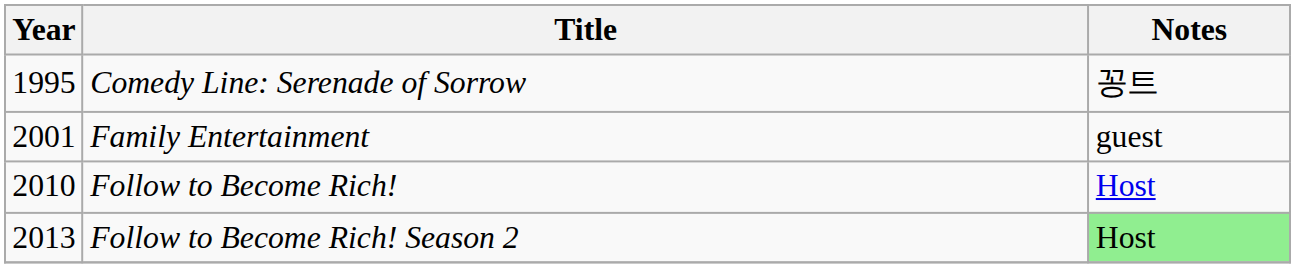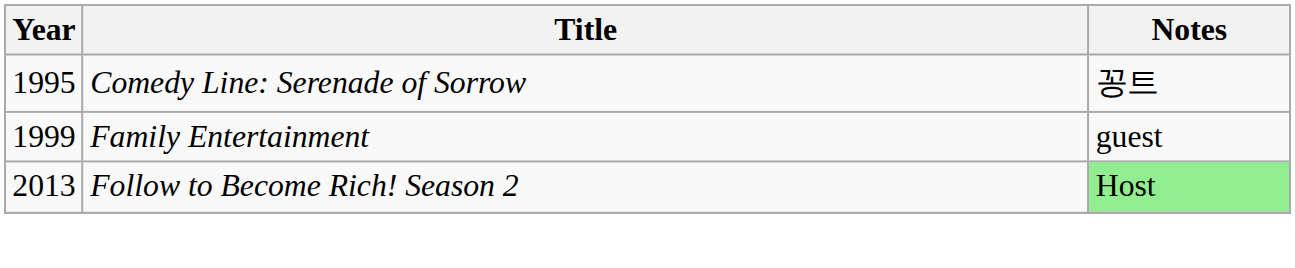(44, 136) 2001 -> (44, 136) 1999
- row: (244, 186)
